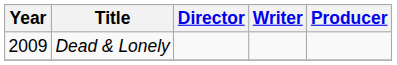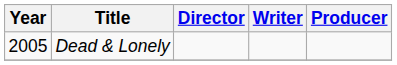(28, 45) 2009 -> (28, 45) 2005
